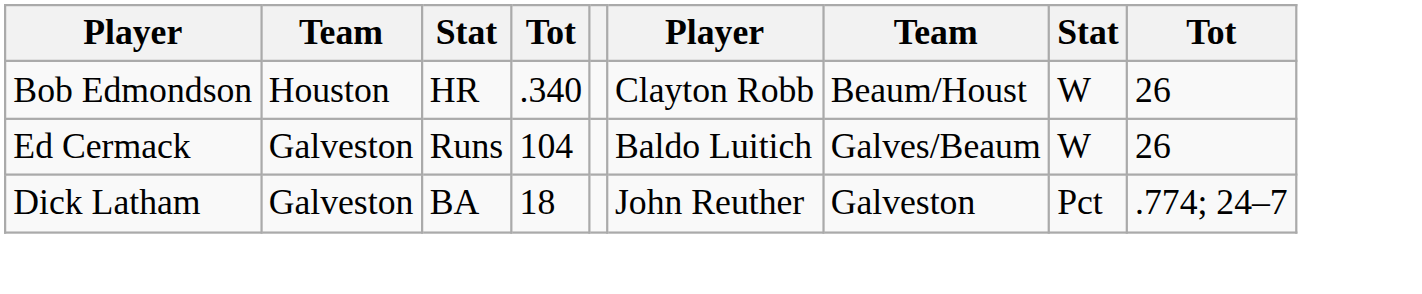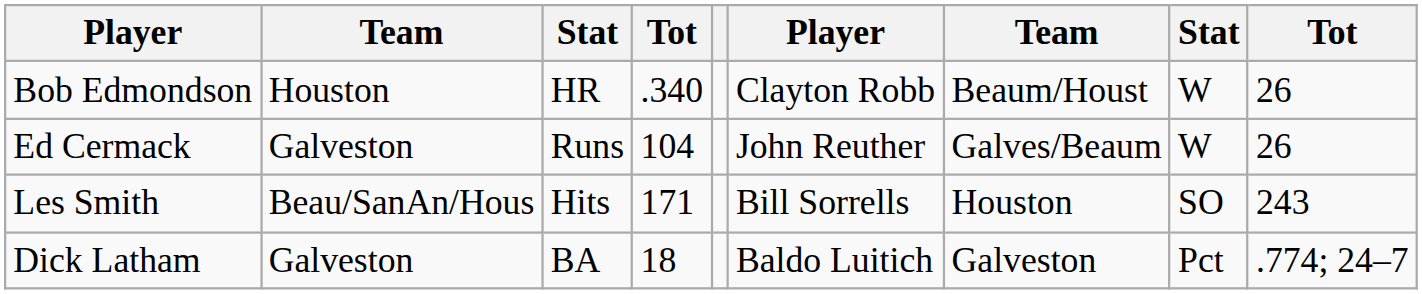(714, 145) Baldo Luitich -> (831, 145) John Reuther
+ row: (86, 202)
(710, 202) John Reuther -> (835, 259) Baldo Luitich
